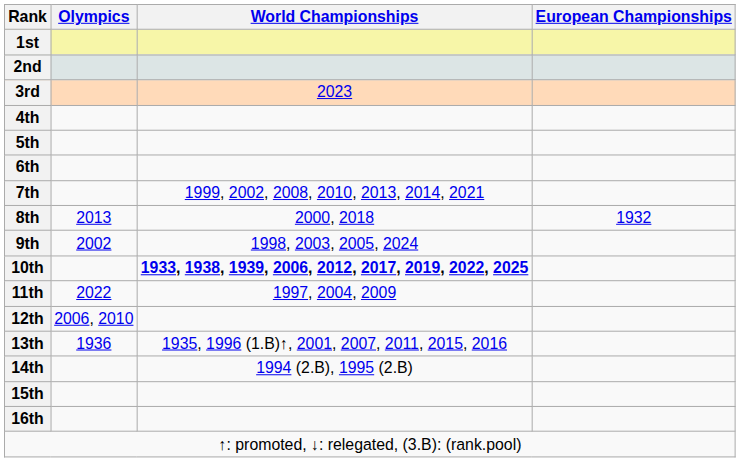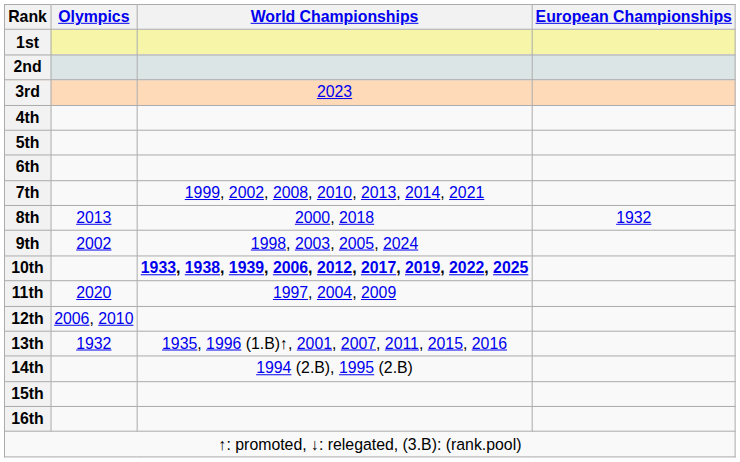(94, 293) 2022 -> (94, 293) 2020
(94, 343) 1936 -> (94, 343) 1932
